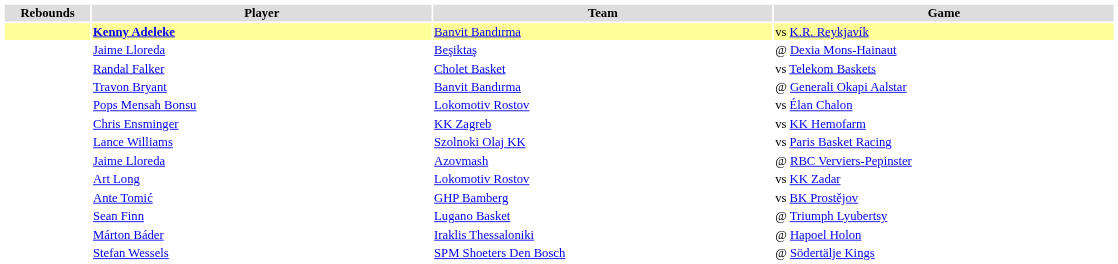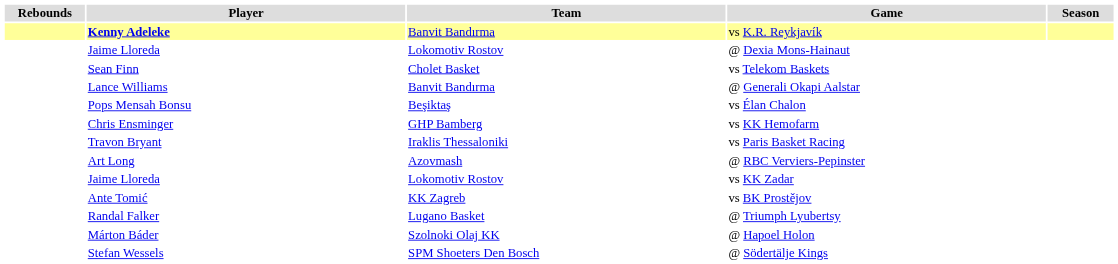+ column: (1081, 13)
(456, 50) Beşiktaş -> (456, 50) Lokomotiv Rostov
(129, 68) Randal Falker -> (113, 68) Sean Finn
(130, 87) Travon Bryant -> (128, 87) Lance Williams
(482, 105) Lokomotiv Rostov -> (430, 105) Beşiktaş
(463, 124) KK Zagreb -> (445, 124) GHP Bamberg
(133, 142) Lance Williams -> (125, 142) Travon Bryant
(480, 142) Szolnoki Olaj KK -> (458, 142) Iraklis Thessaloniki
(129, 161) Jaime Lloreda -> (111, 161) Art Long
(116, 179) Art Long -> (124, 179) Jaime Lloreda
(471, 197) GHP Bamberg -> (437, 197) KK Zagreb
(119, 216) Sean Finn -> (123, 216) Randal Falker
(484, 234) Iraklis Thessaloniki -> (454, 234) Szolnoki Olaj KK
